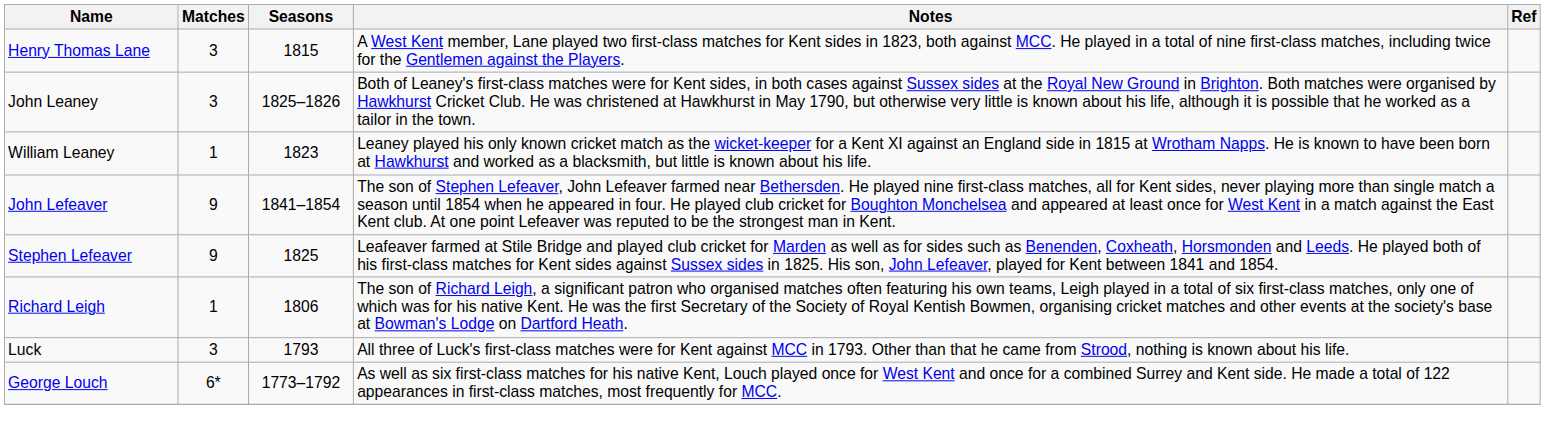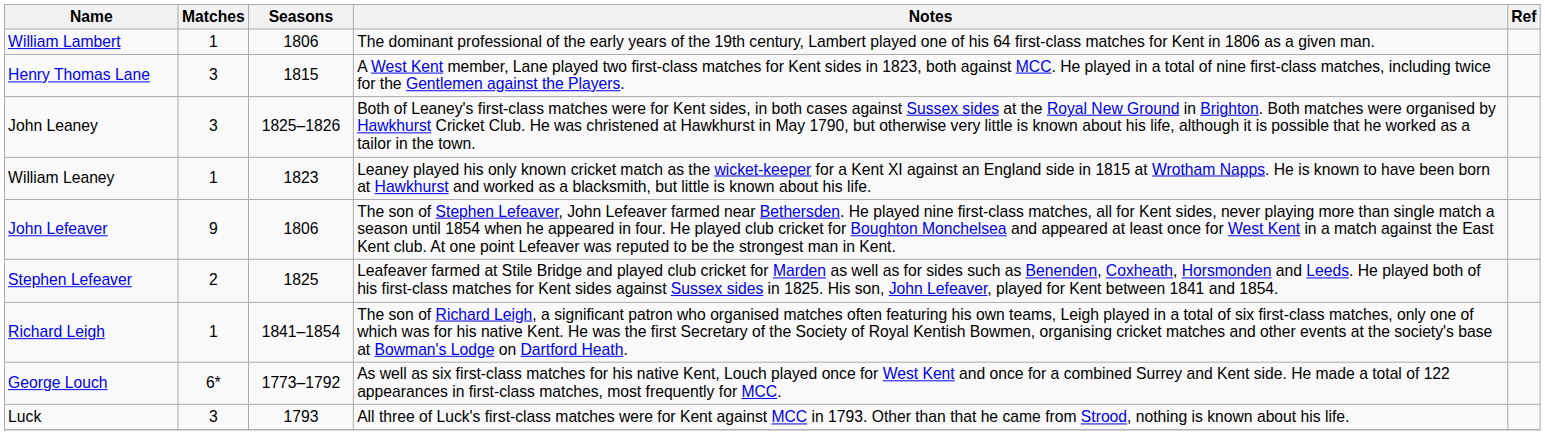+ row: (64, 41)
(301, 204) 1841–1854 -> (301, 229) 1806
(213, 255) 9 -> (213, 280) 2
(301, 307) 1806 -> (301, 332) 1841–1854
rows swapped: (58, 383) <-> (25, 349)
